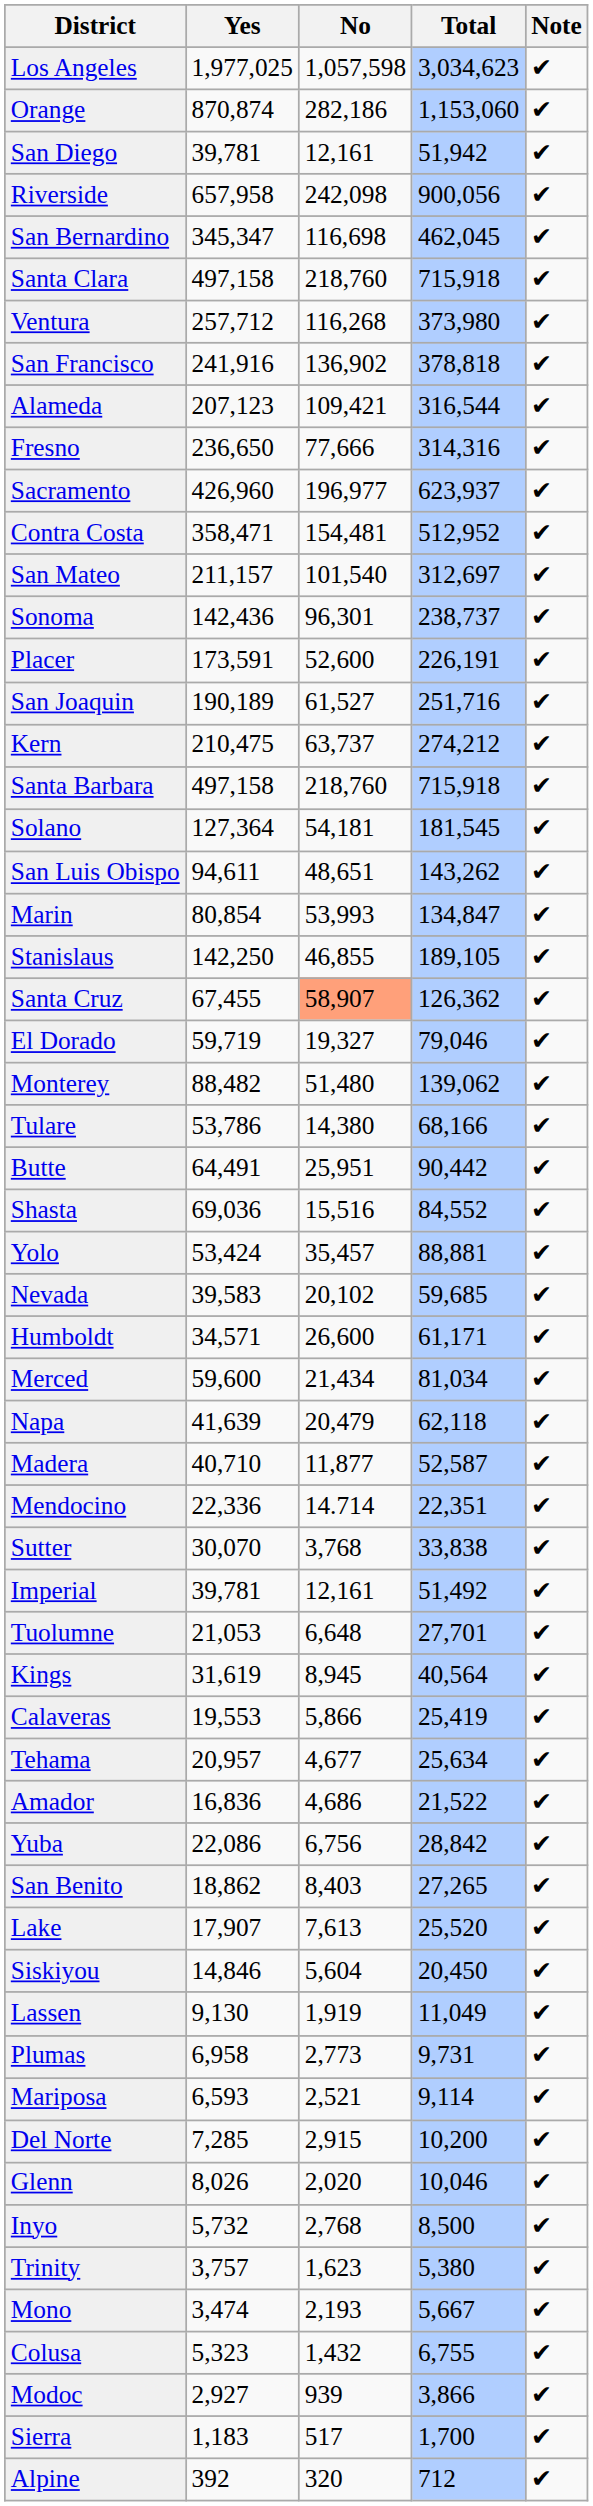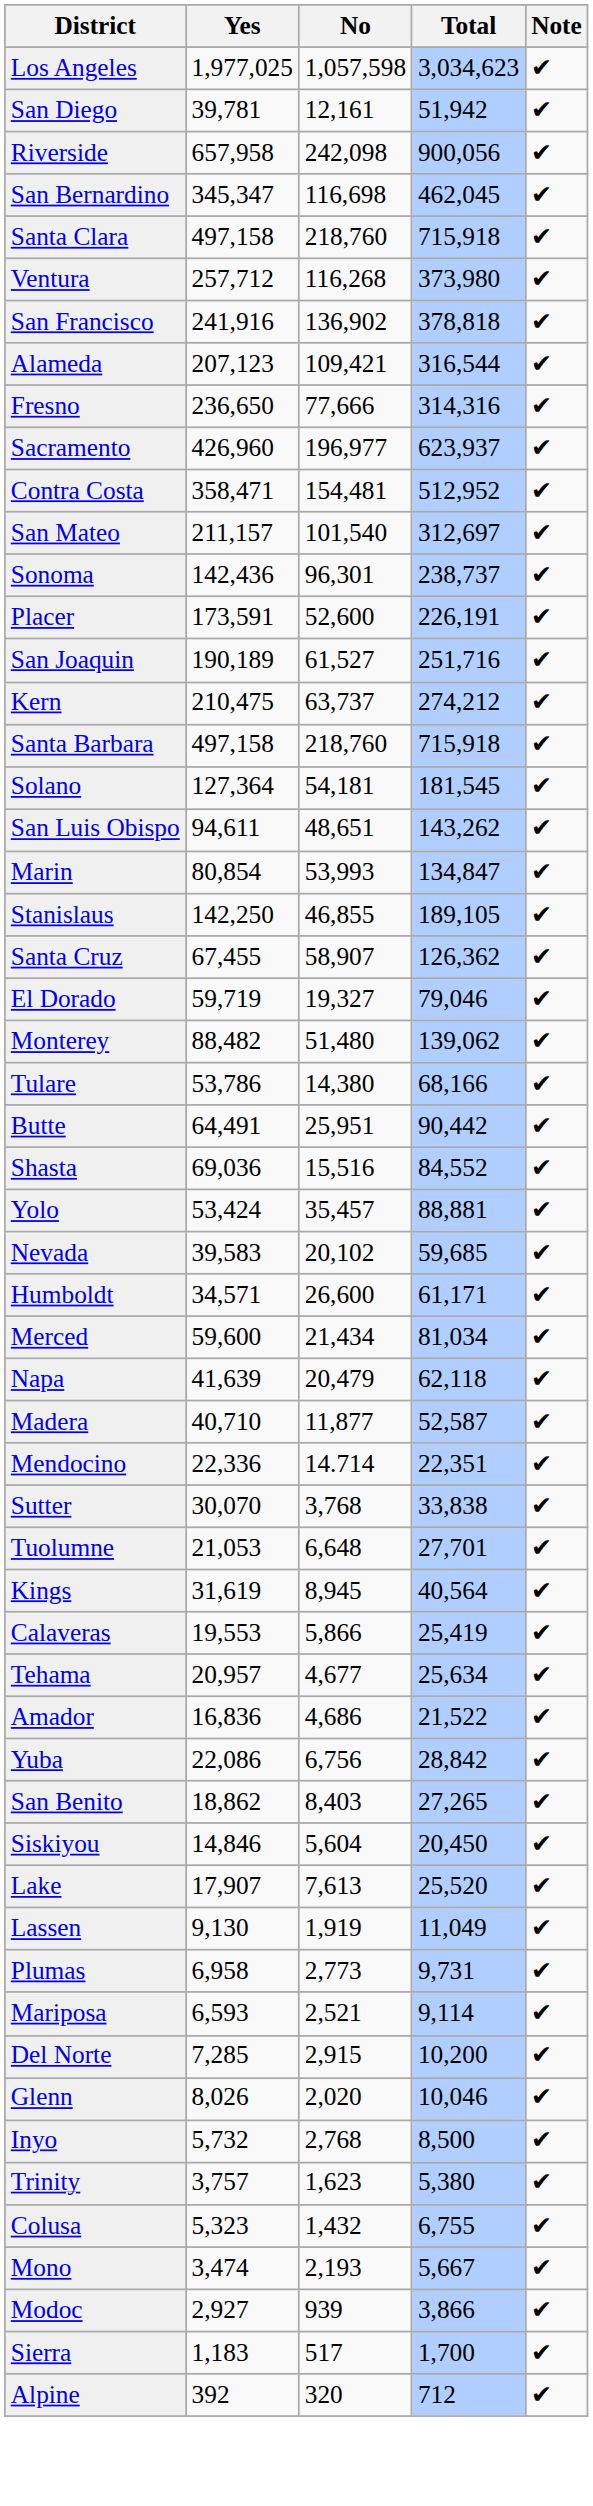- row: (48, 110)
(340, 998) lightsalmon background -> (340, 956) no background
- row: (54, 1590)
rows swapped: (55, 1971) <-> (36, 1929)
rows swapped: (46, 2352) <-> (41, 2309)
